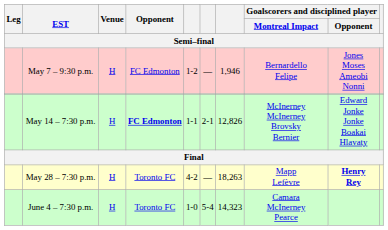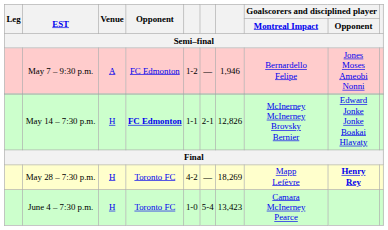(112, 70) H -> (112, 70) A
(230, 176) 18,263 -> (230, 176) 18,269
(230, 207) 14,323 -> (230, 207) 13,423
